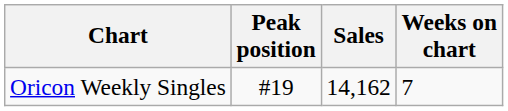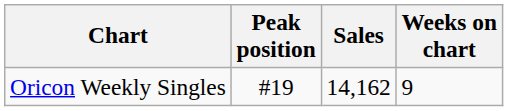(407, 86) 7 -> (407, 86) 9
